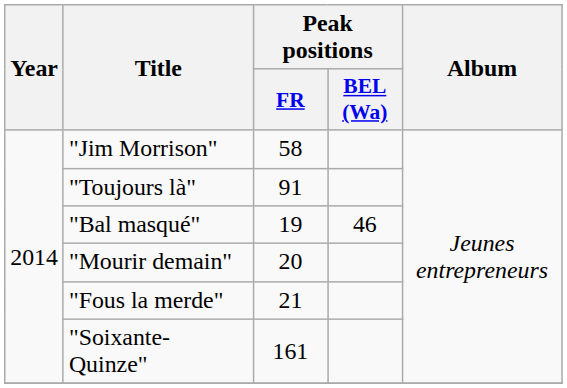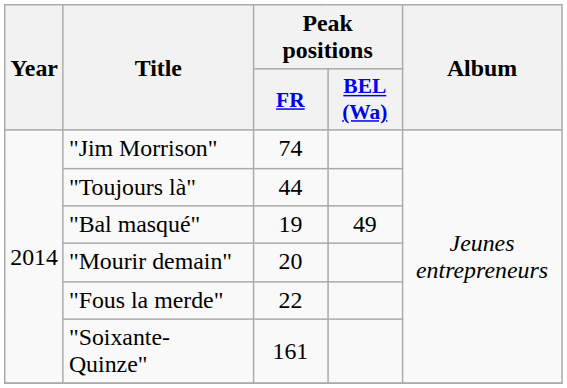(290, 148) 58 -> (290, 148) 74
(290, 186) 91 -> (290, 186) 44
(365, 224) 46 -> (365, 224) 49
(290, 299) 21 -> (290, 299) 22
